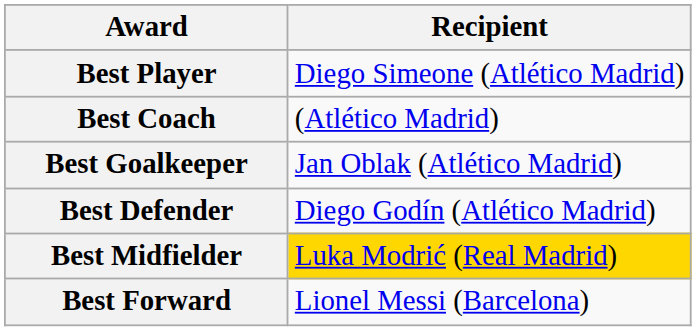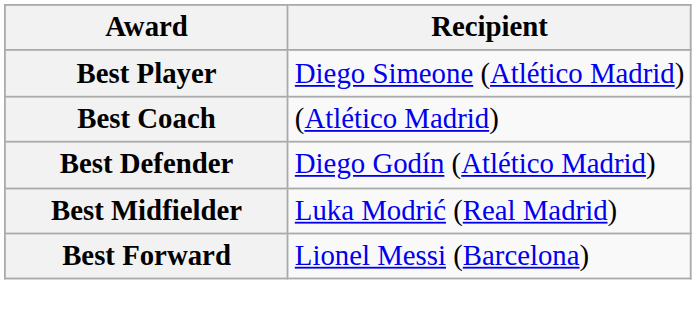- row: (147, 164)
(456, 255) gold background -> (456, 210) no background
